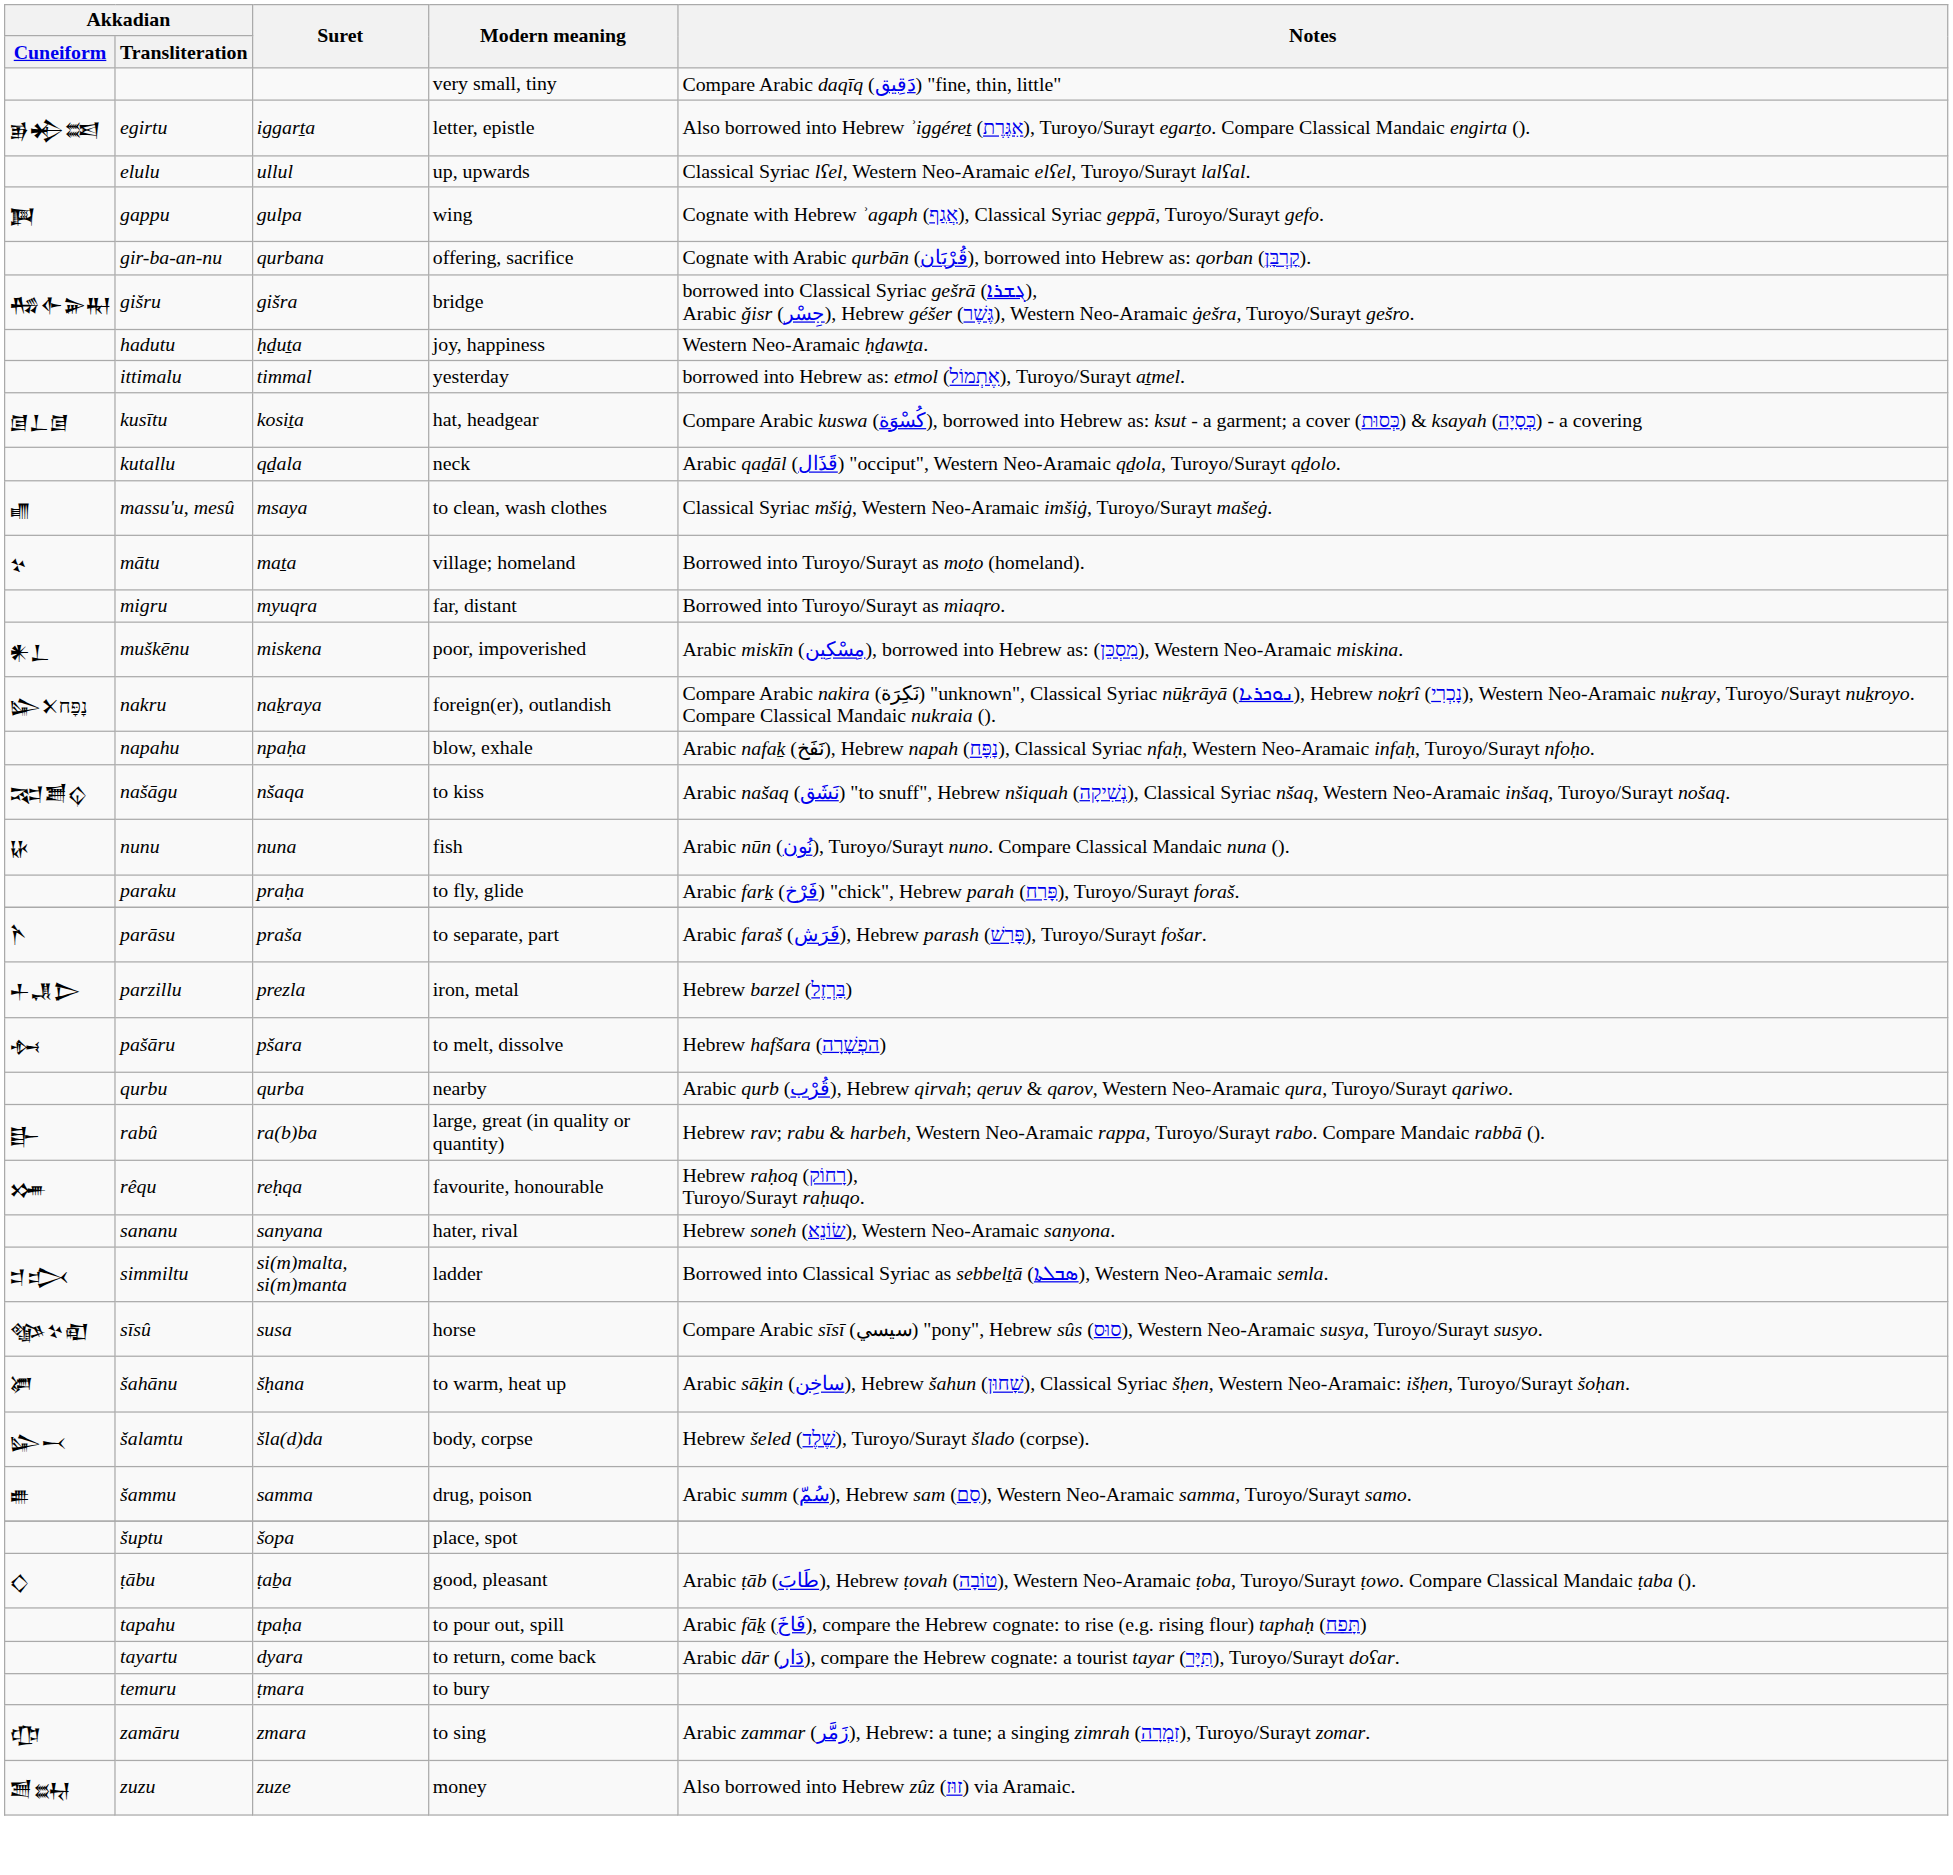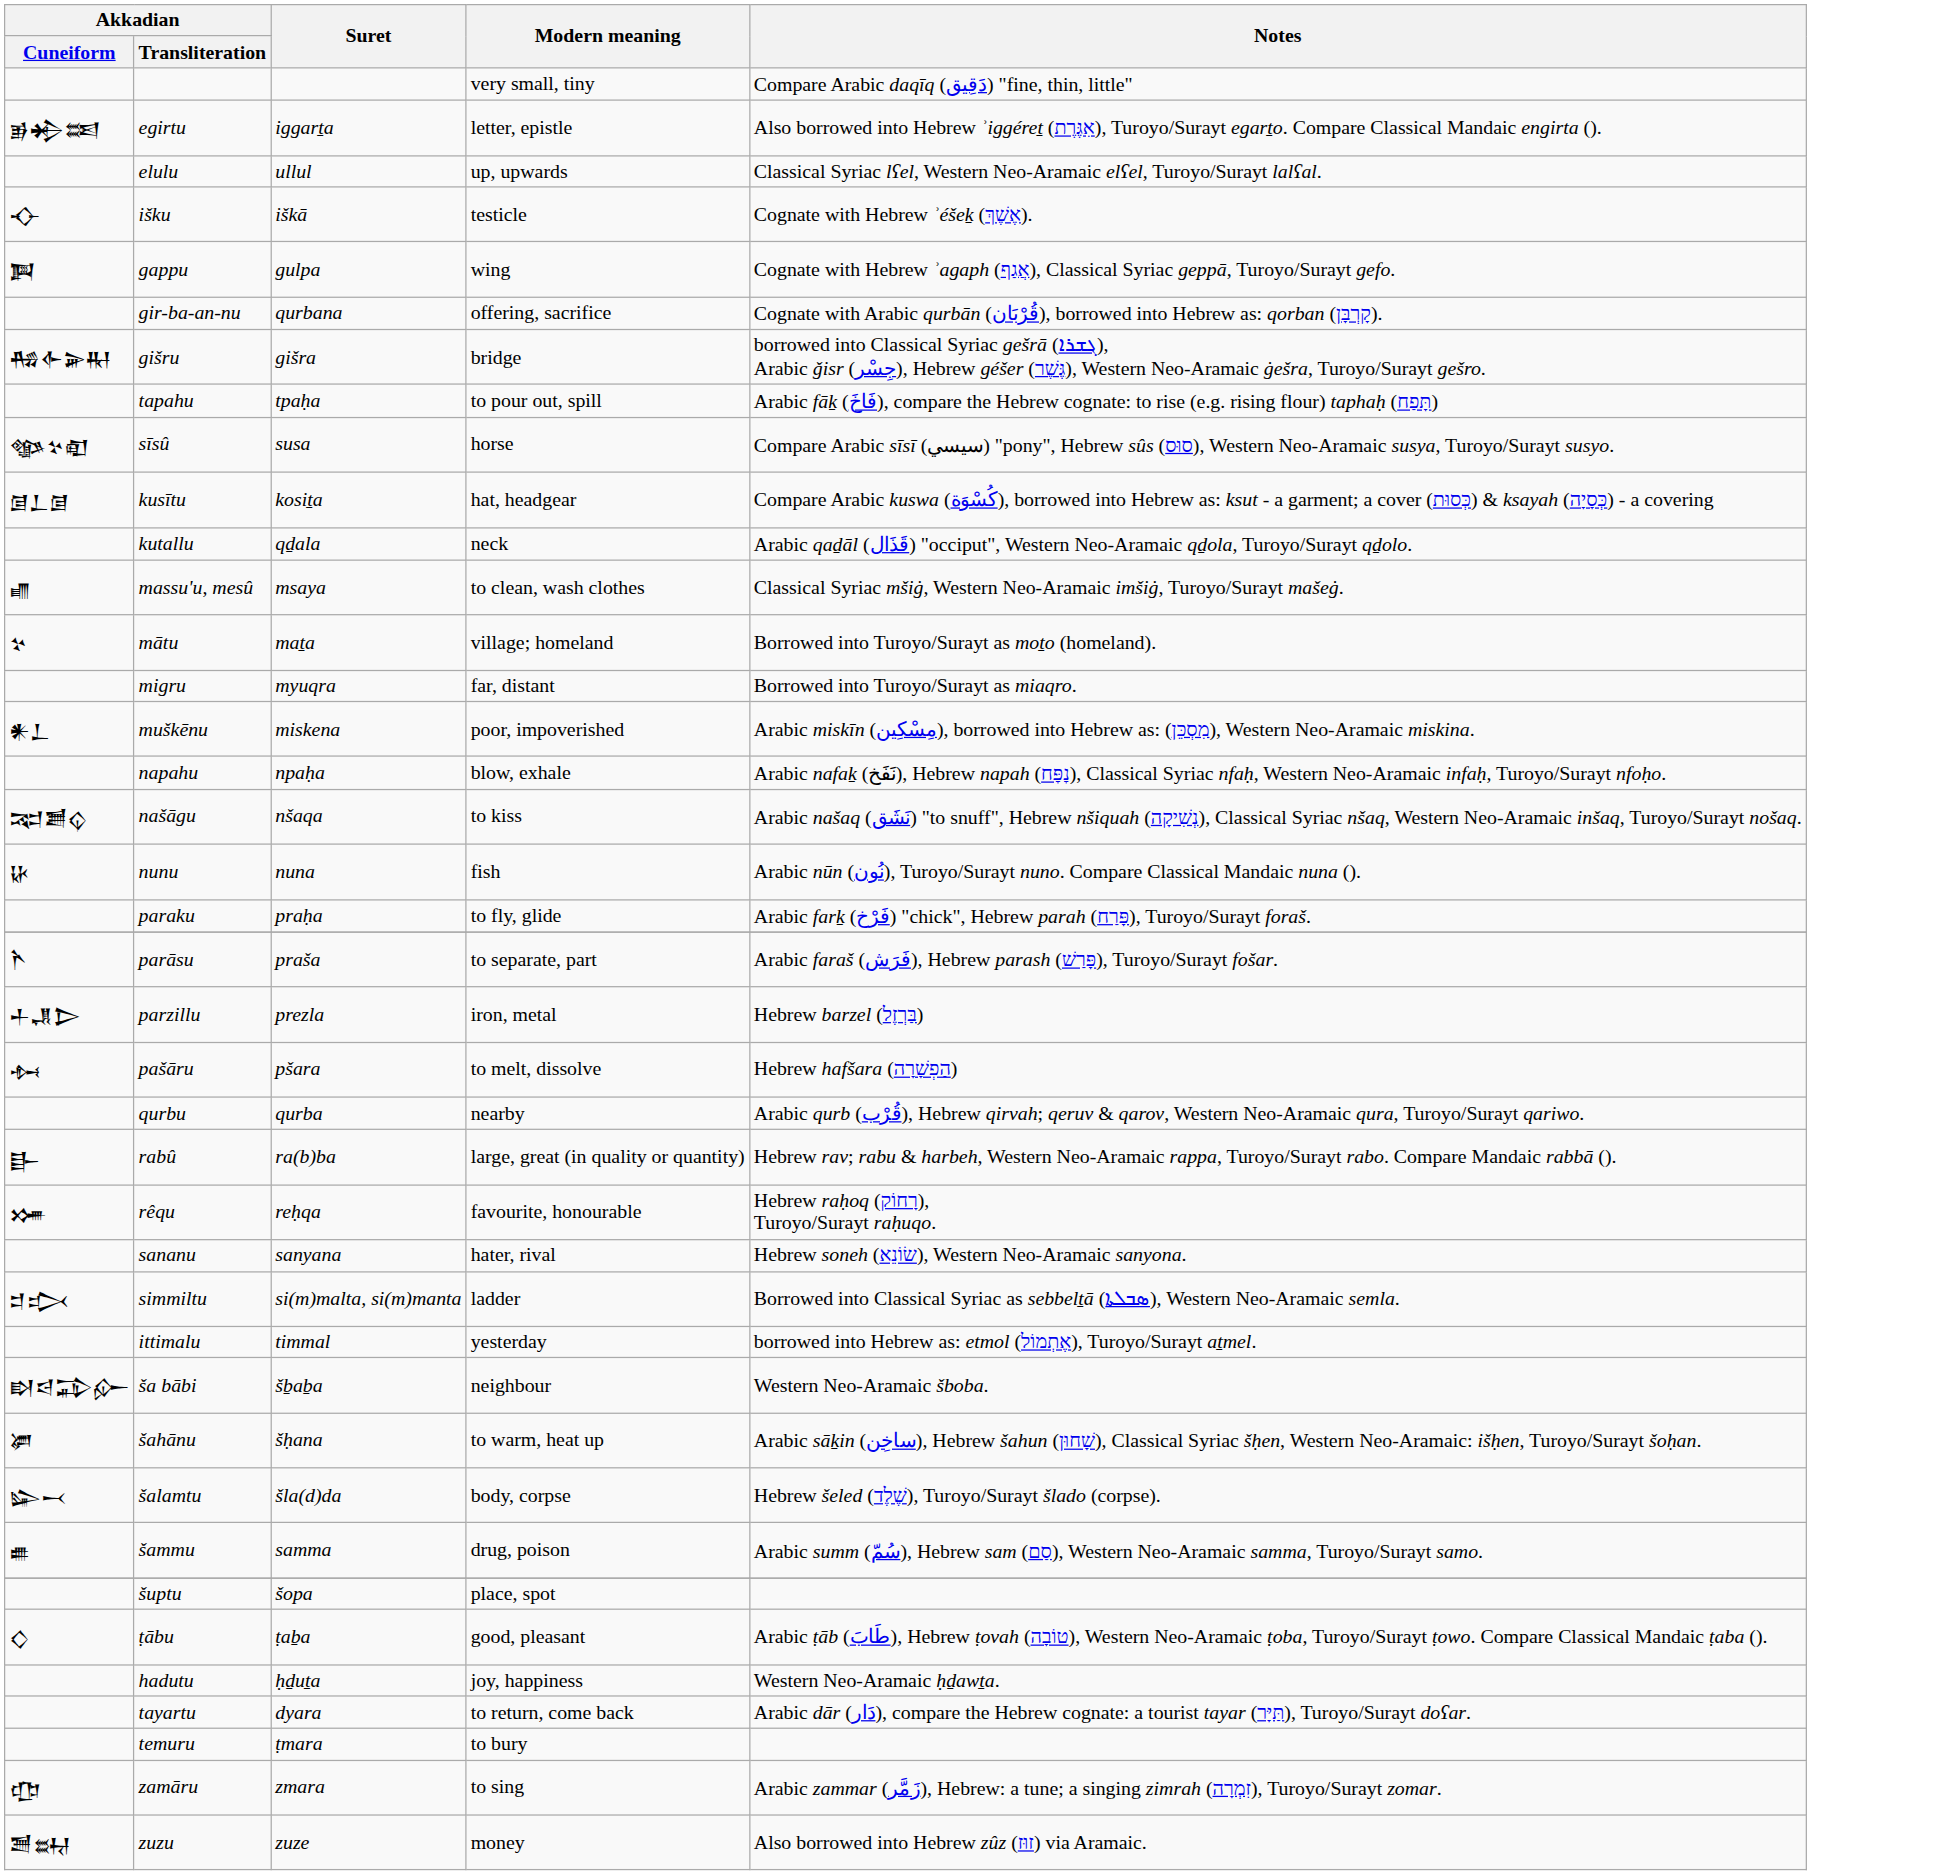+ row: (155, 214)
rows swapped: (148, 345) <-> (148, 1624)
rows swapped: (151, 376) <-> (135, 1328)
- row: (143, 704)
+ row: (168, 1385)
